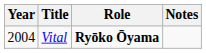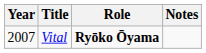(21, 37) 2004 -> (21, 37) 2007
